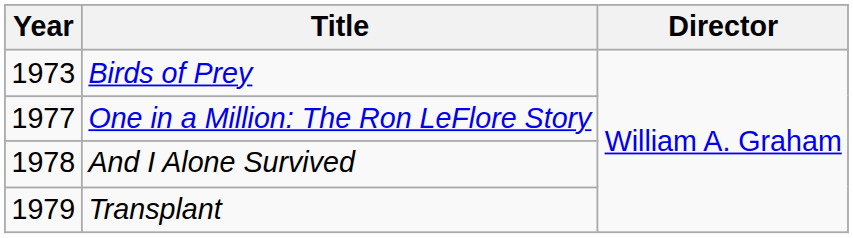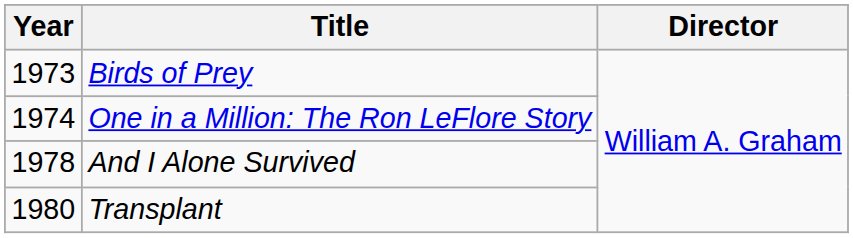(43, 118) 1977 -> (43, 118) 1974
(43, 208) 1979 -> (43, 208) 1980
